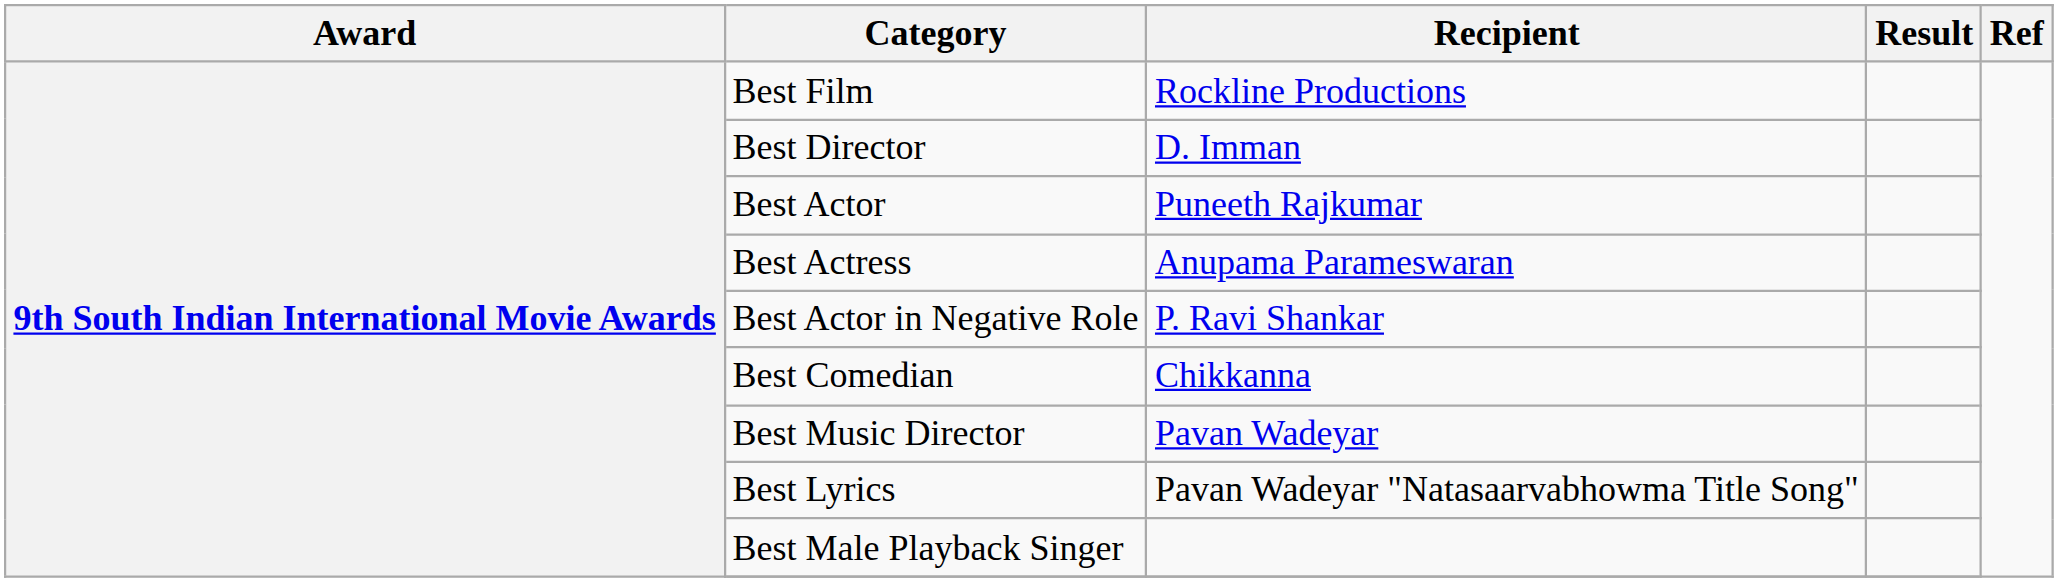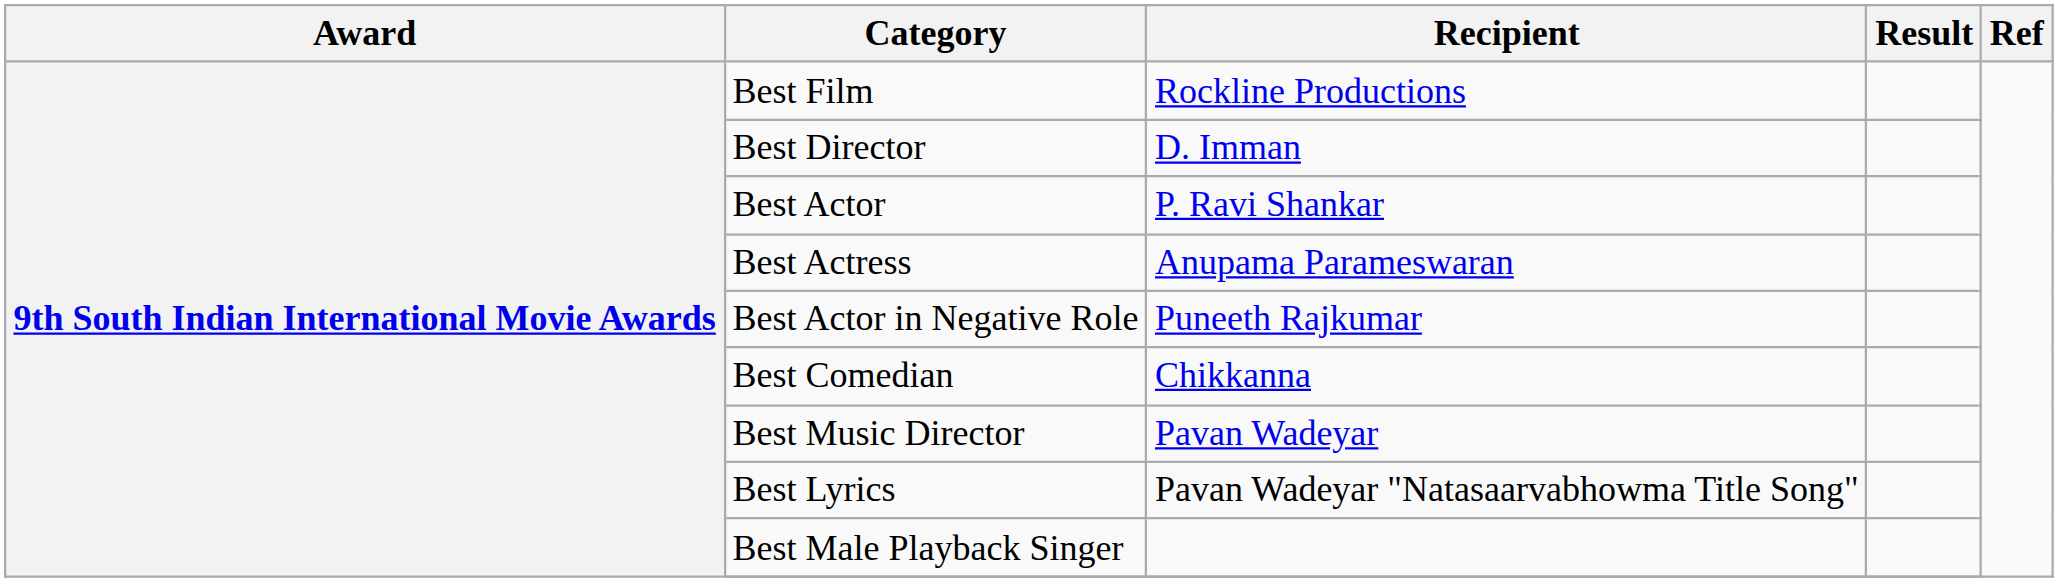(1288, 204) Puneeth Rajkumar -> (1269, 204) P. Ravi Shankar
(1269, 318) P. Ravi Shankar -> (1288, 318) Puneeth Rajkumar
